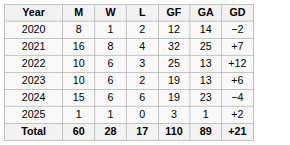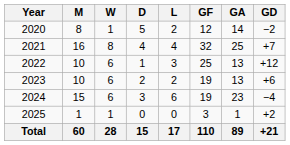+ column: (142, 13)
